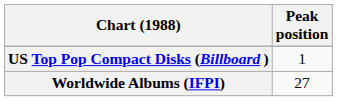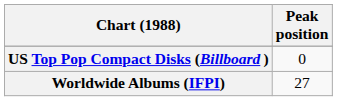(302, 58) 1 -> (302, 58) 0
